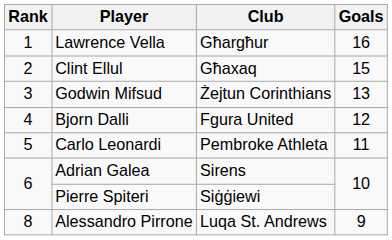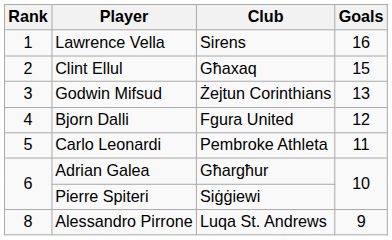(234, 42) Għargħur -> (223, 42) Sirens
(223, 171) Sirens -> (234, 171) Għargħur
